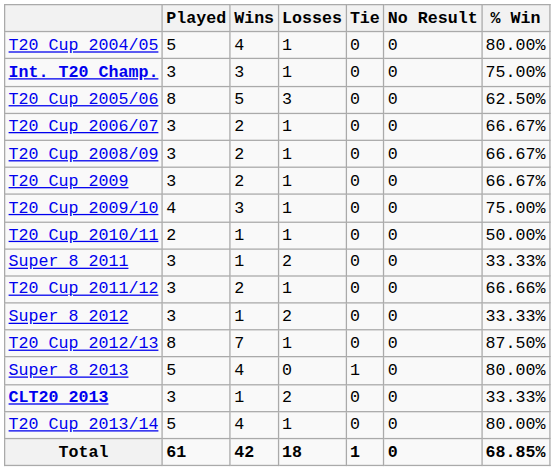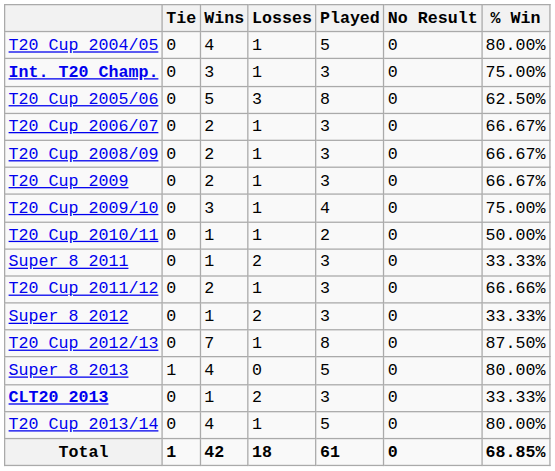columns swapped: (196, 18) <-> (365, 18)
